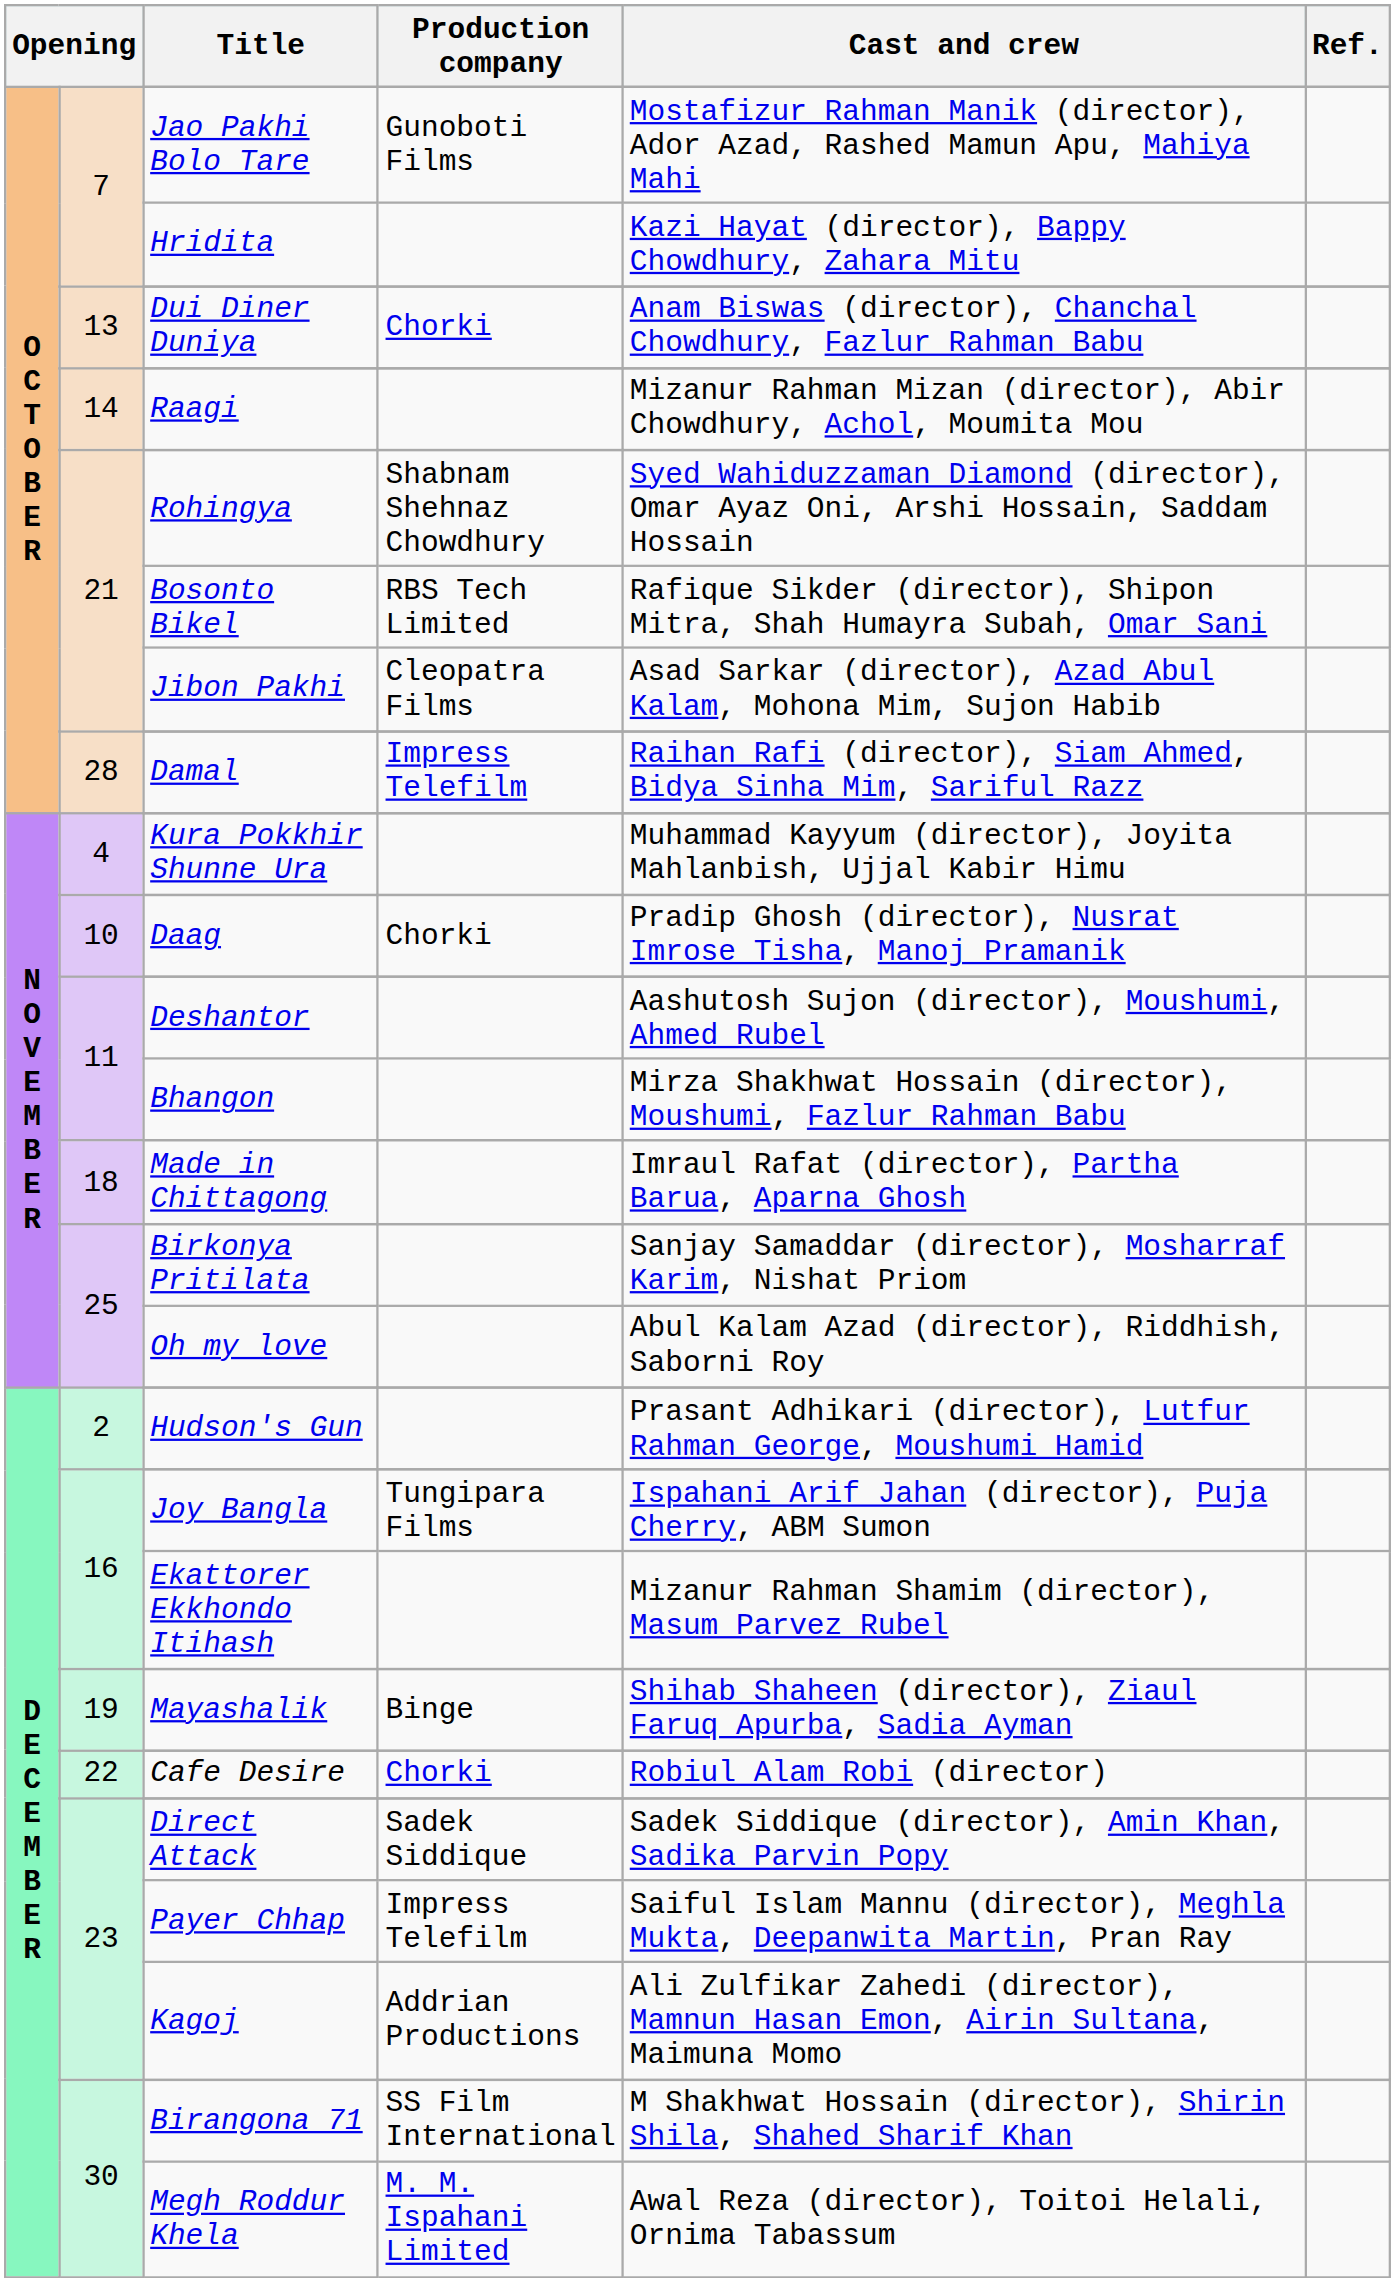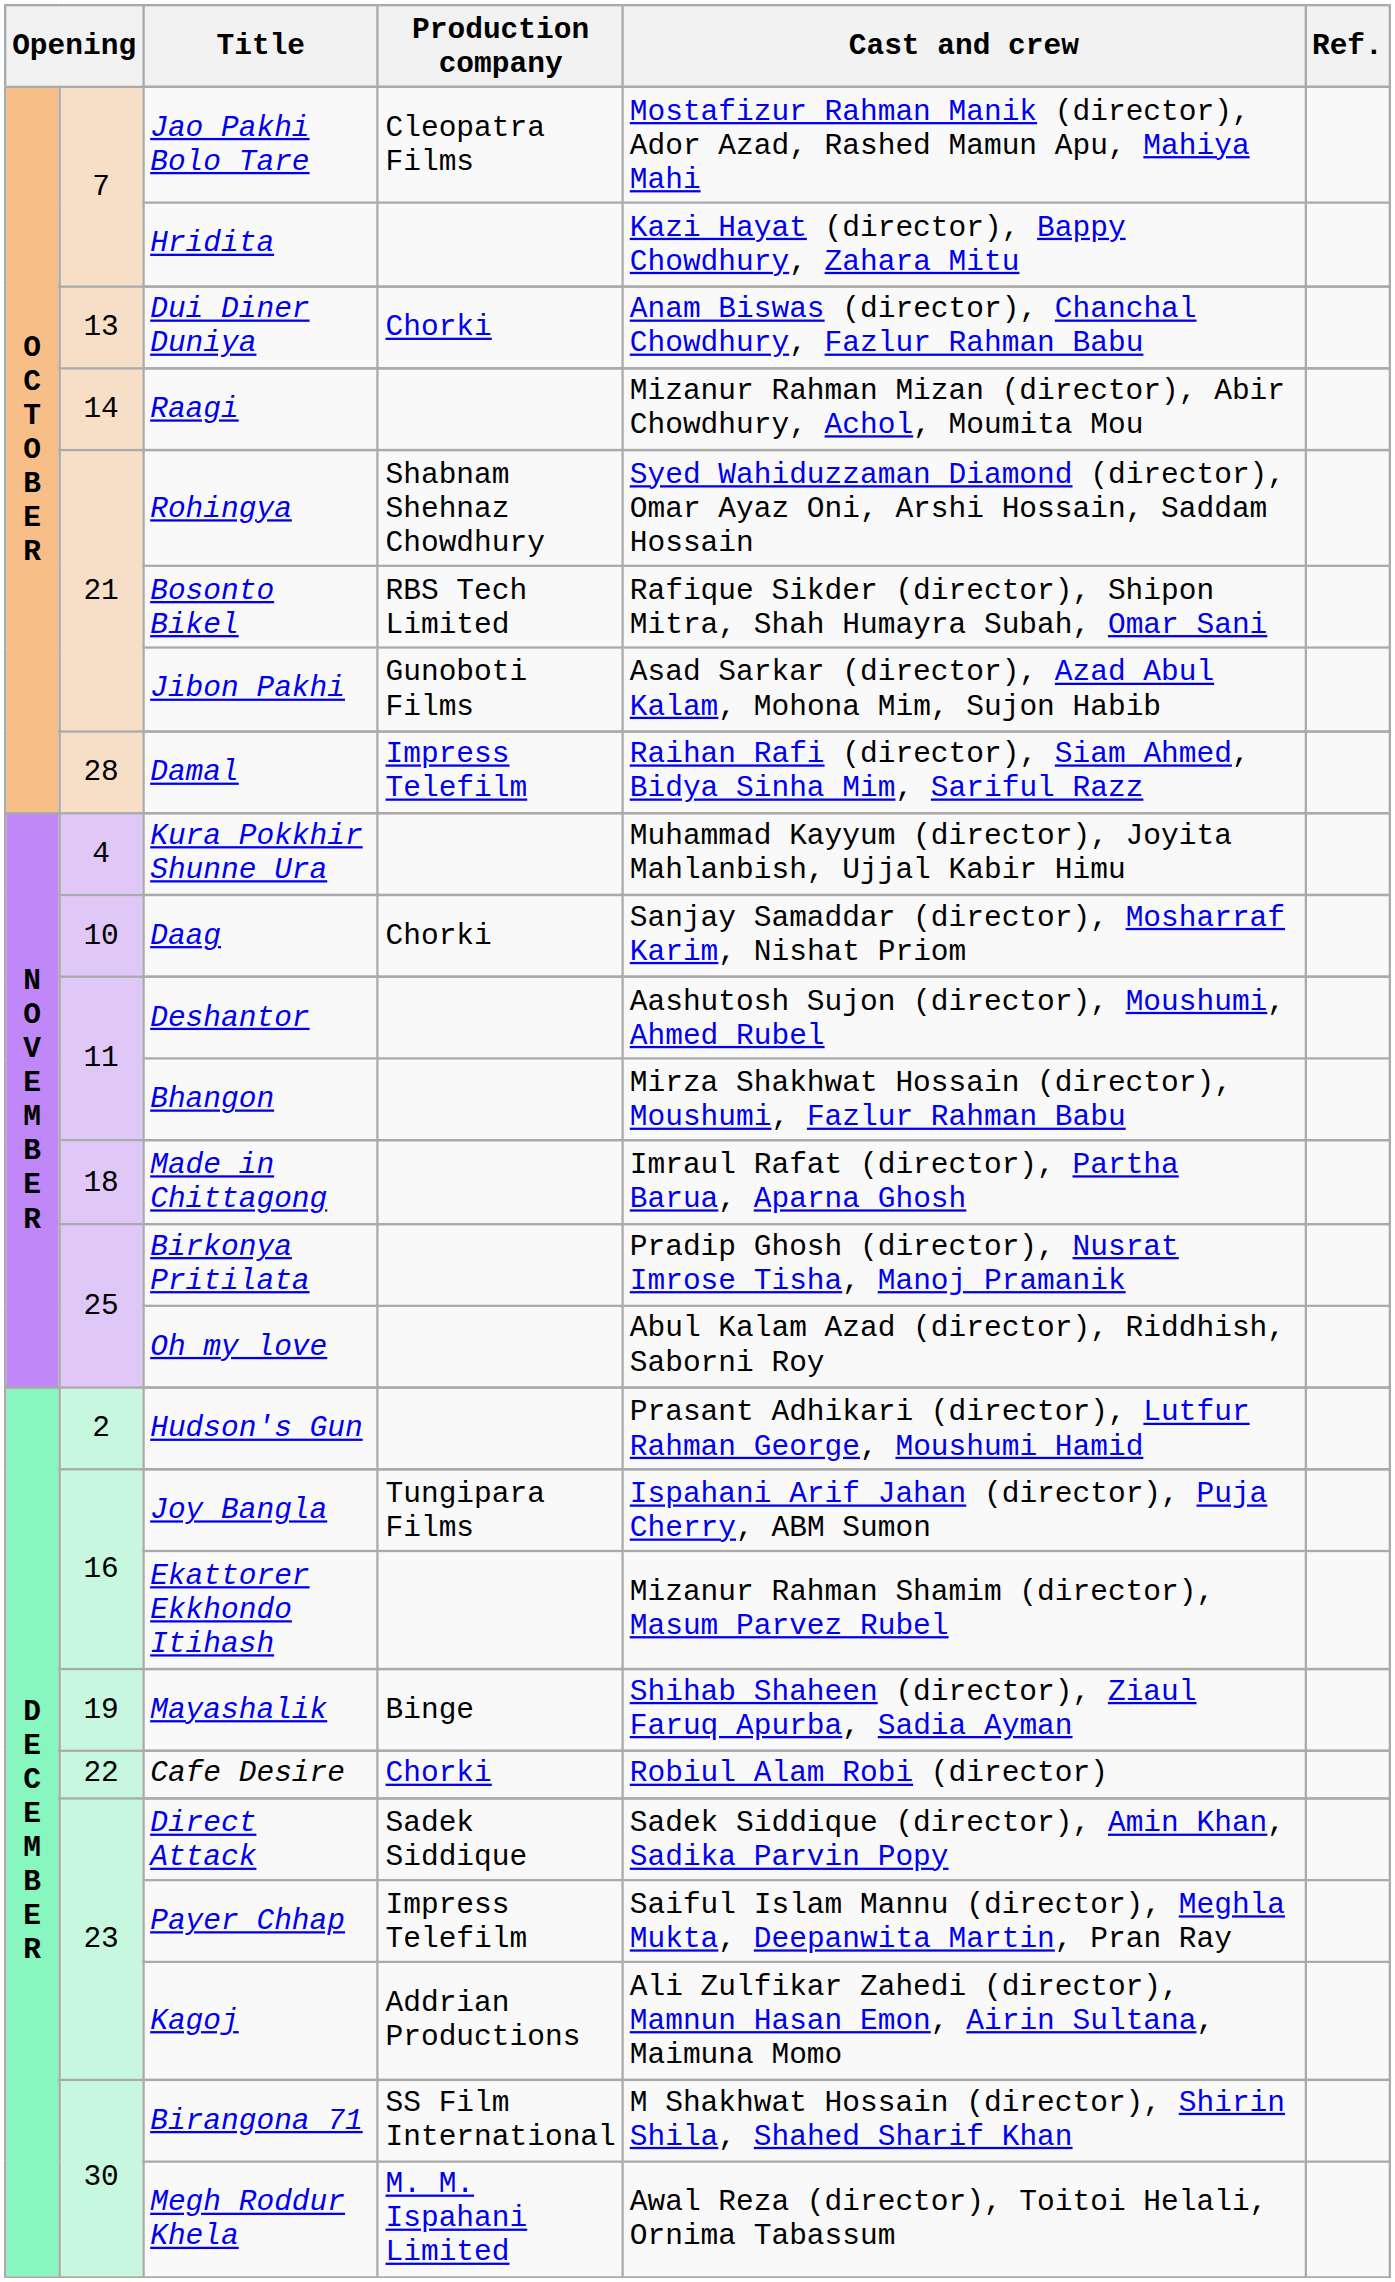(456, 145) Gunoboti Films -> (465, 145) Cleopatra Films
(465, 689) Cleopatra Films -> (456, 689) Gunoboti Films
(904, 936) Pradip Ghosh (director), Nusrat Imrose Tisha, Manoj Pramanik -> (957, 936) Sanjay Samaddar (director), Mosharraf Karim, Nishat Priom
(957, 1264) Sanjay Samaddar (director), Mosharraf Karim, Nishat Priom -> (904, 1264) Pradip Ghosh (director), Nusrat Imrose Tisha, Manoj Pramanik
